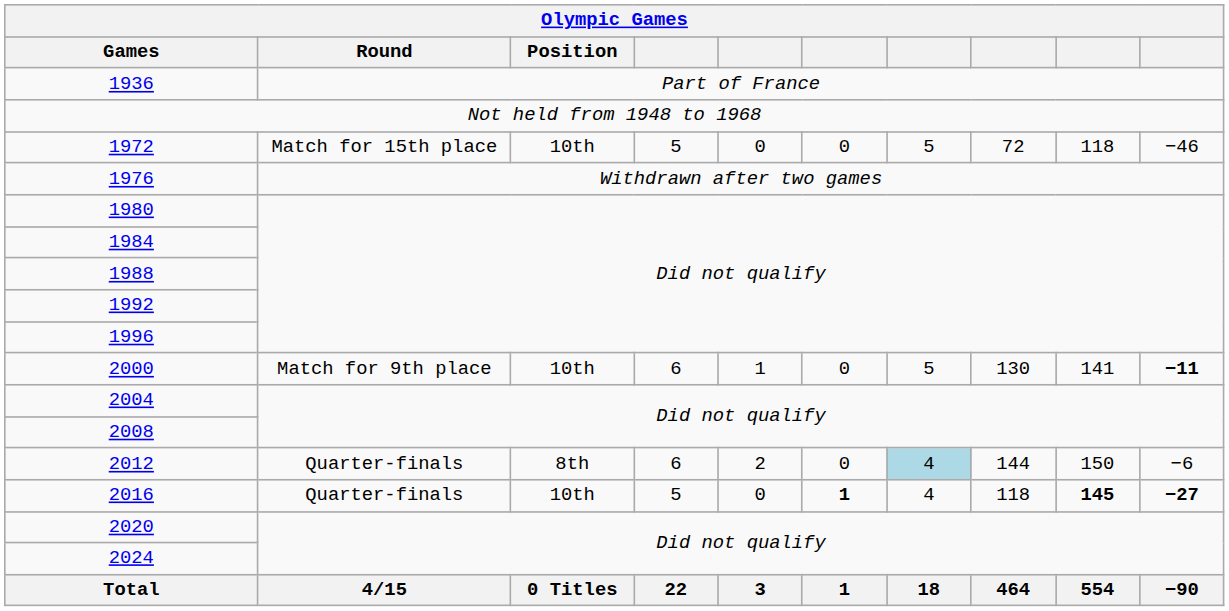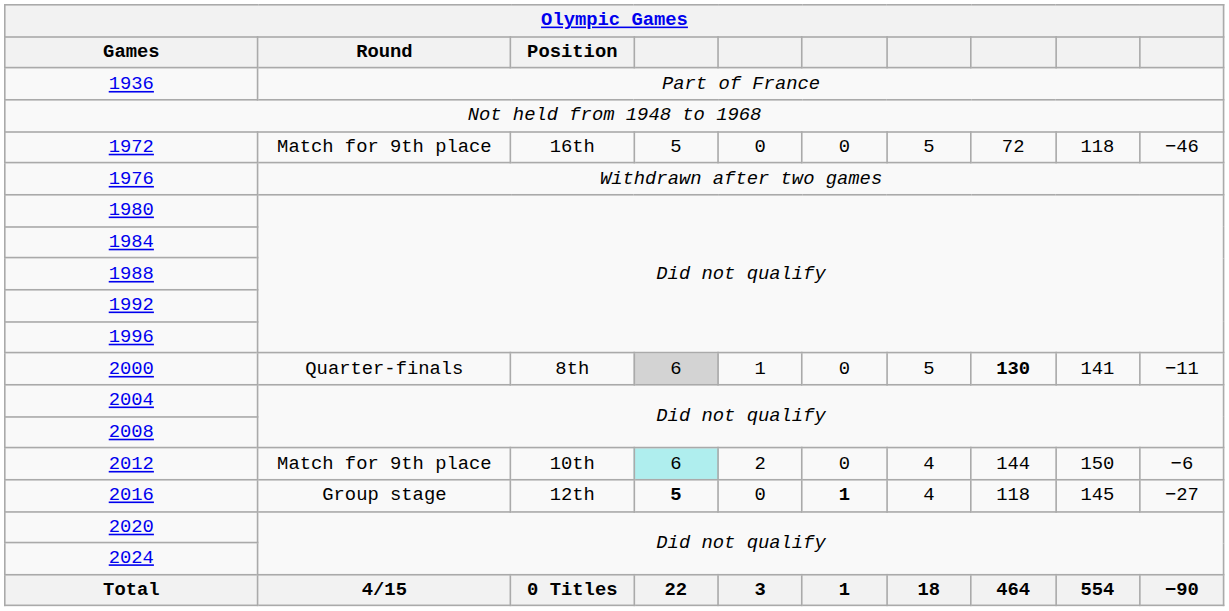(384, 147) Match for 15th place -> (384, 147) Match for 9th place
(572, 147) 10th -> (572, 147) 16th
(384, 368) Match for 9th place -> (384, 368) Quarter-finals
(572, 368) 10th -> (572, 368) 8th
(676, 368) no background -> (676, 368) lightgrey background
(1013, 368) normal -> (1013, 368) bold
(1182, 368) bold -> (1182, 368) normal
(384, 463) Quarter-finals -> (384, 463) Match for 9th place
(572, 463) 8th -> (572, 463) 10th
(676, 463) no background -> (676, 463) paleturquoise background
(929, 463) lightblue background -> (929, 463) no background
(384, 495) Quarter-finals -> (384, 495) Group stage
(572, 495) 10th -> (572, 495) 12th
(676, 495) normal -> (676, 495) bold
(1097, 495) bold -> (1097, 495) normal
(1182, 495) bold -> (1182, 495) normal
